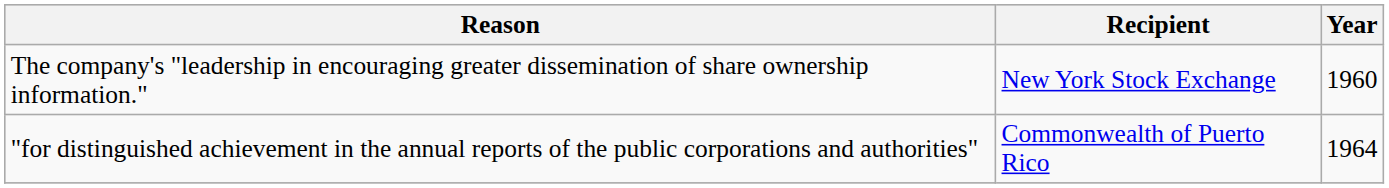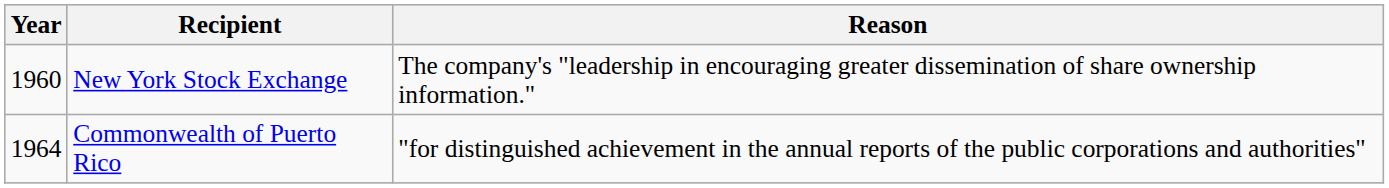columns swapped: (1352, 24) <-> (500, 24)
